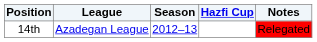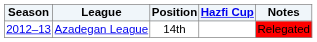columns swapped: (175, 12) <-> (29, 12)
